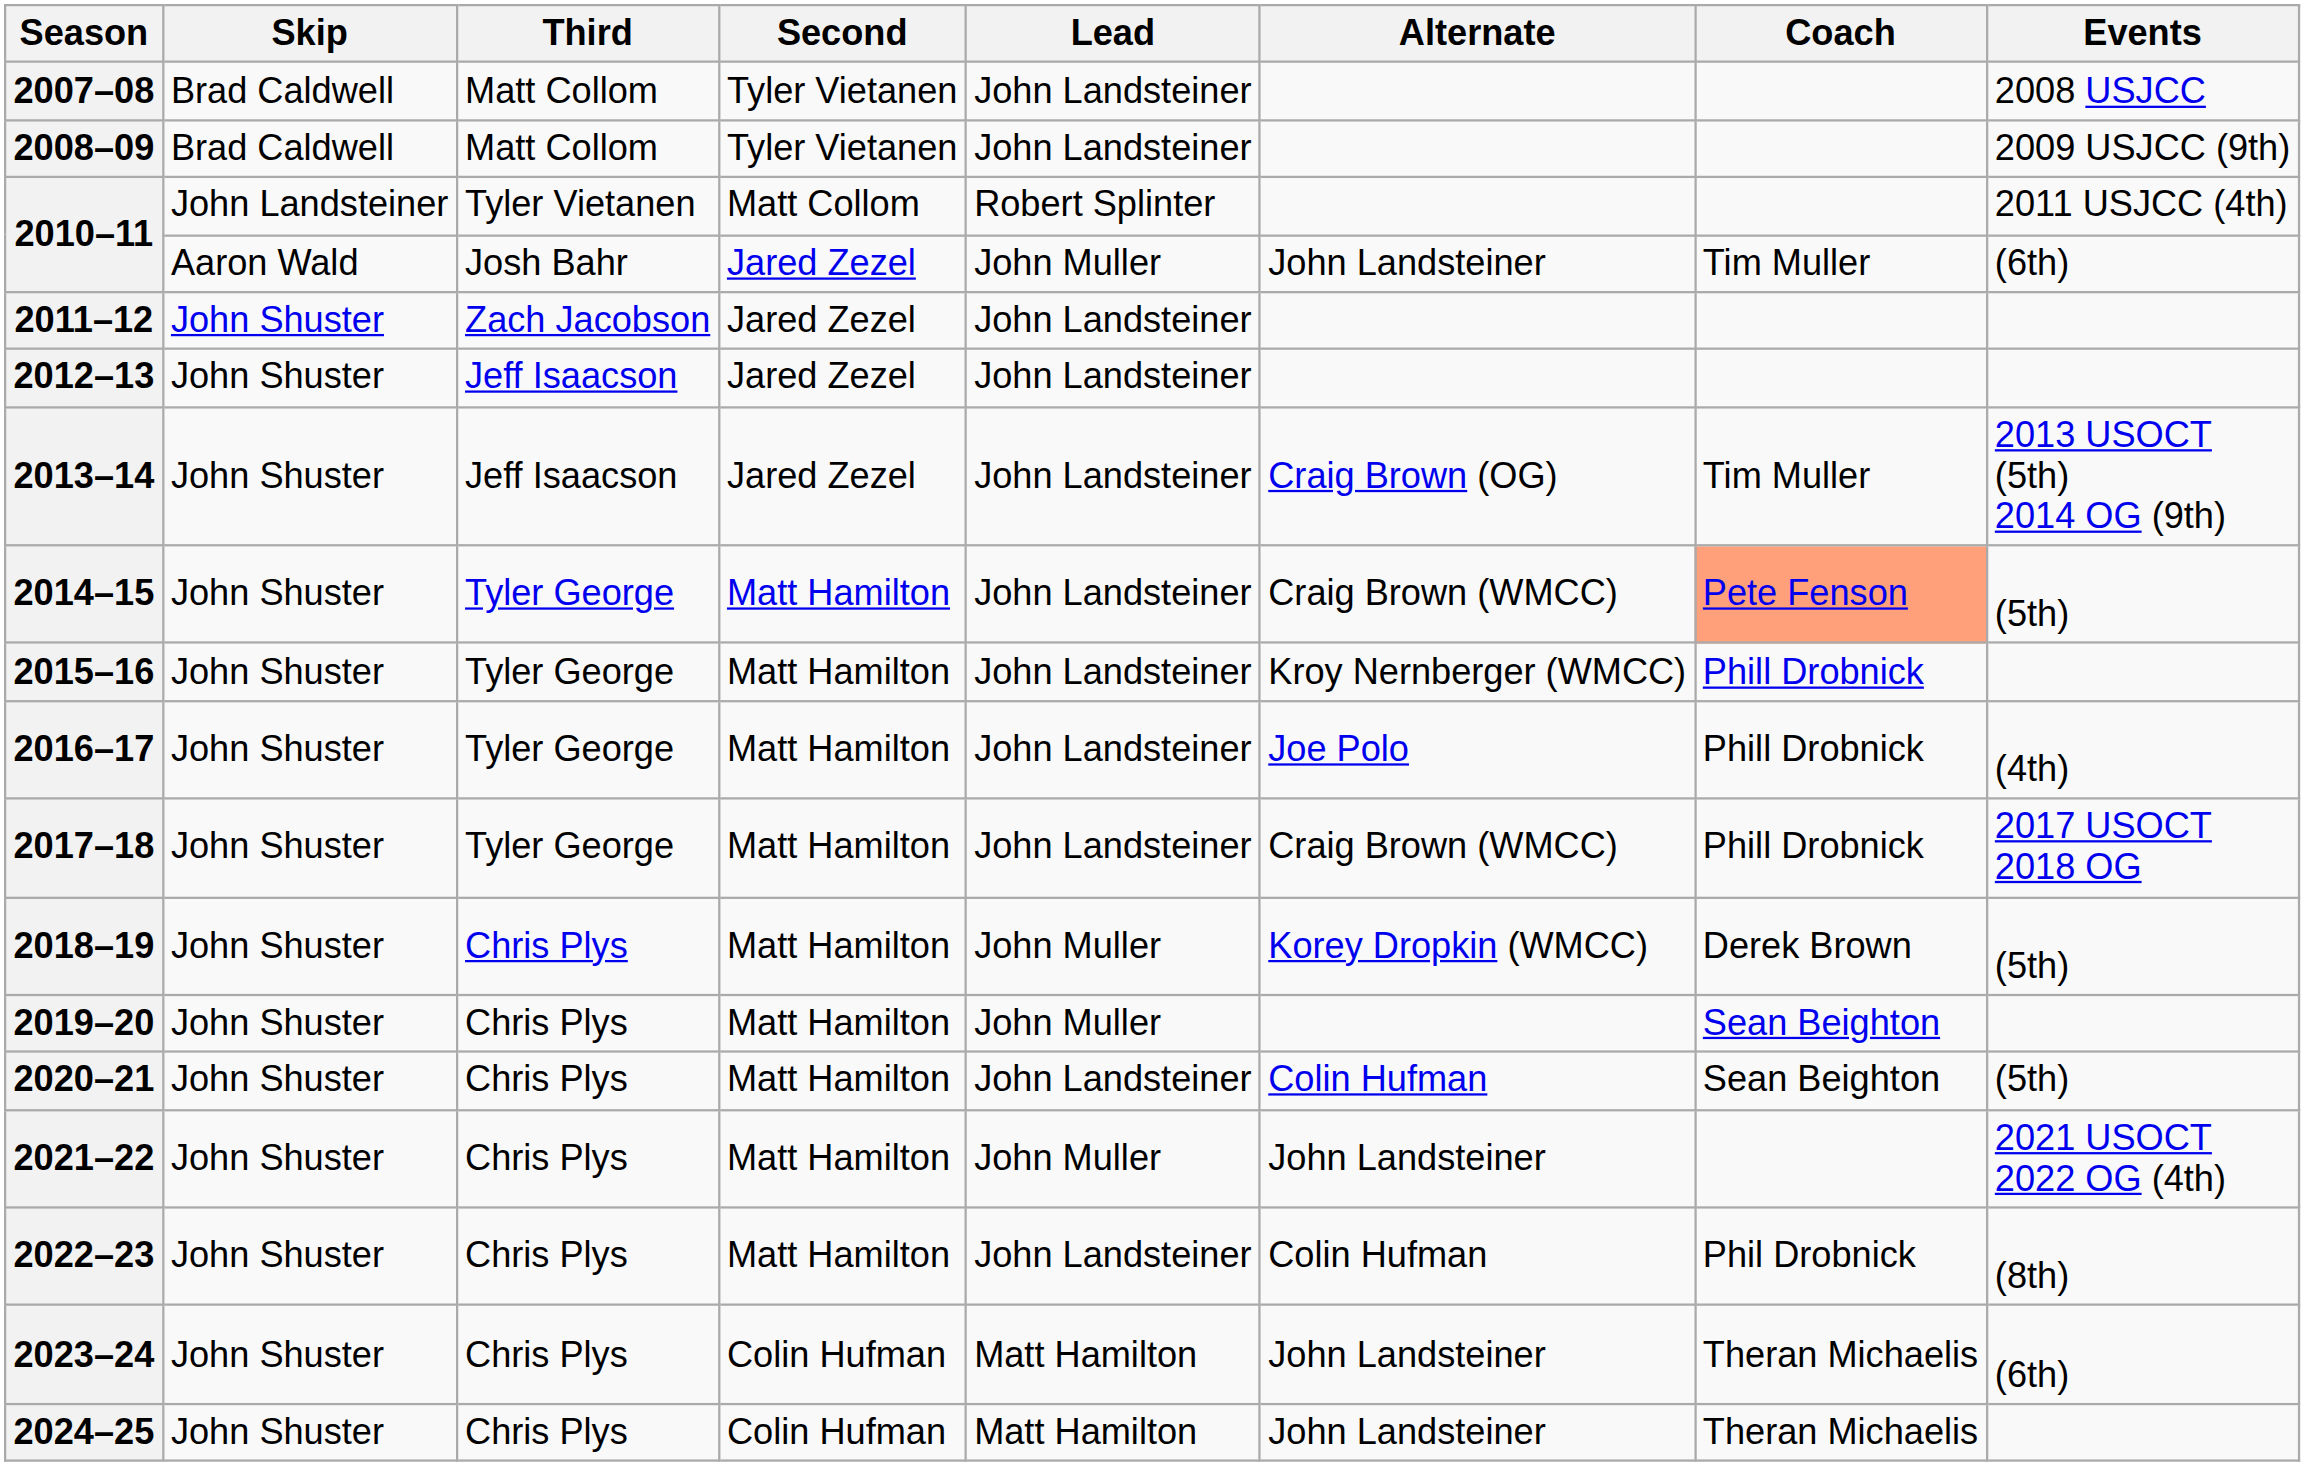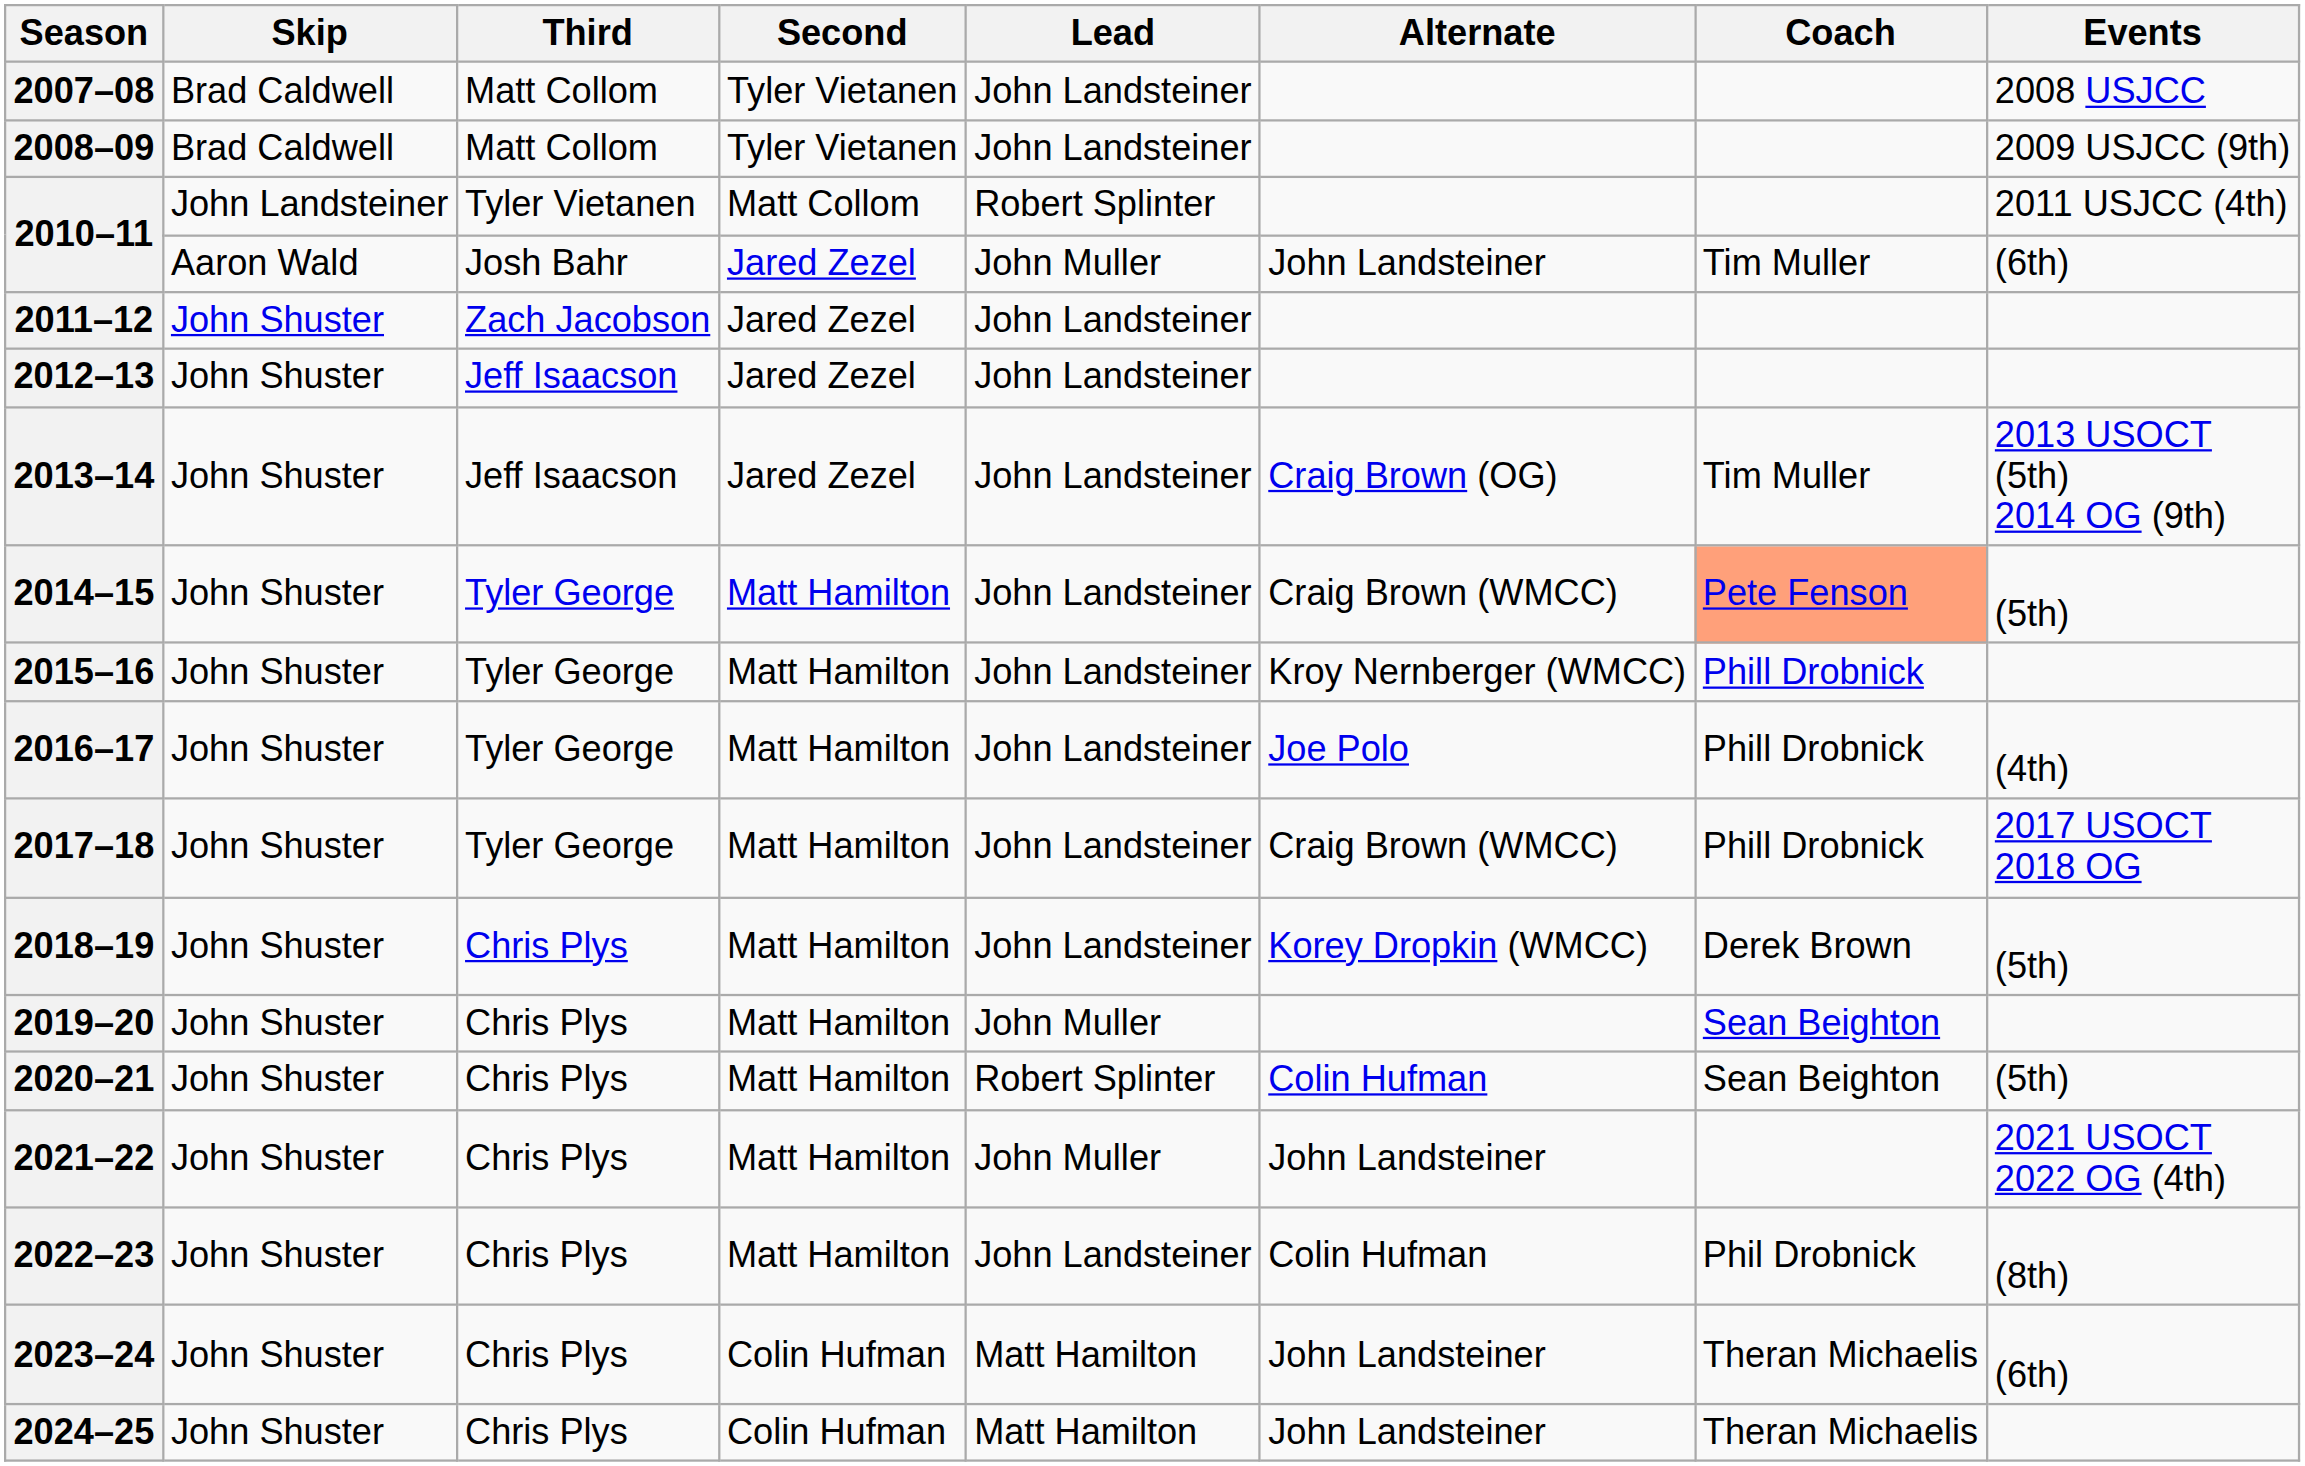(1068, 945) John Muller -> (1113, 945) John Landsteiner
(1113, 1080) John Landsteiner -> (1095, 1080) Robert Splinter
